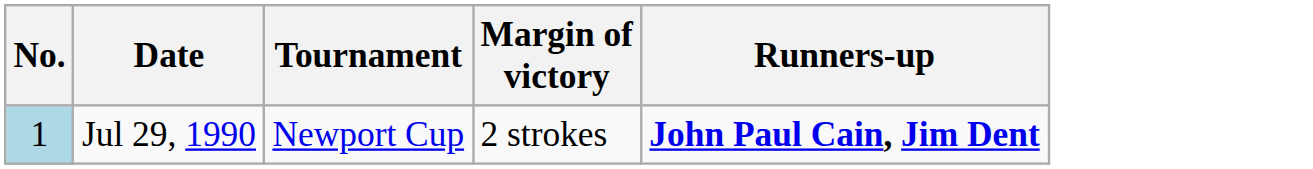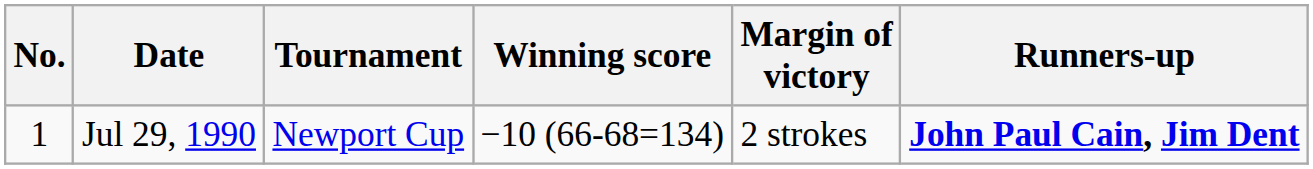+ column: (602, 54)
(39, 134) lightblue background -> (39, 134) no background
